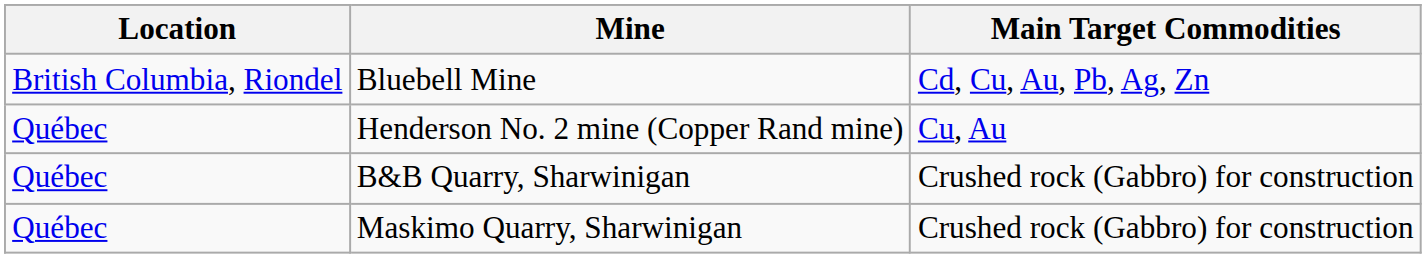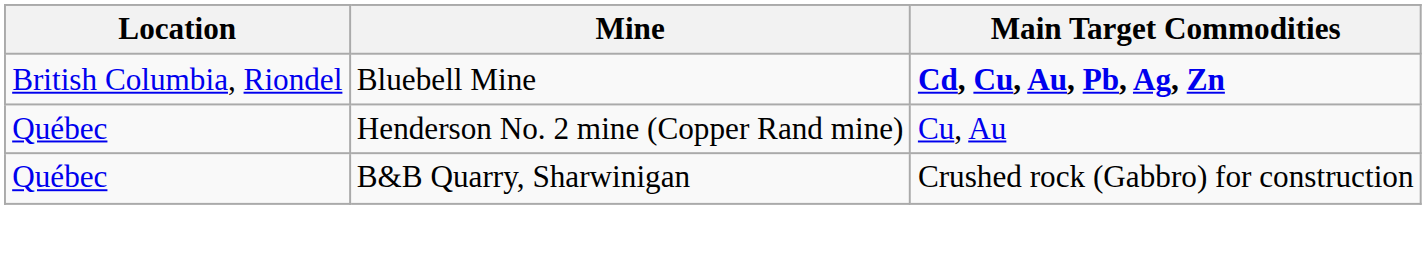(1064, 78) normal -> (1071, 78) bold
- row: (549, 227)
